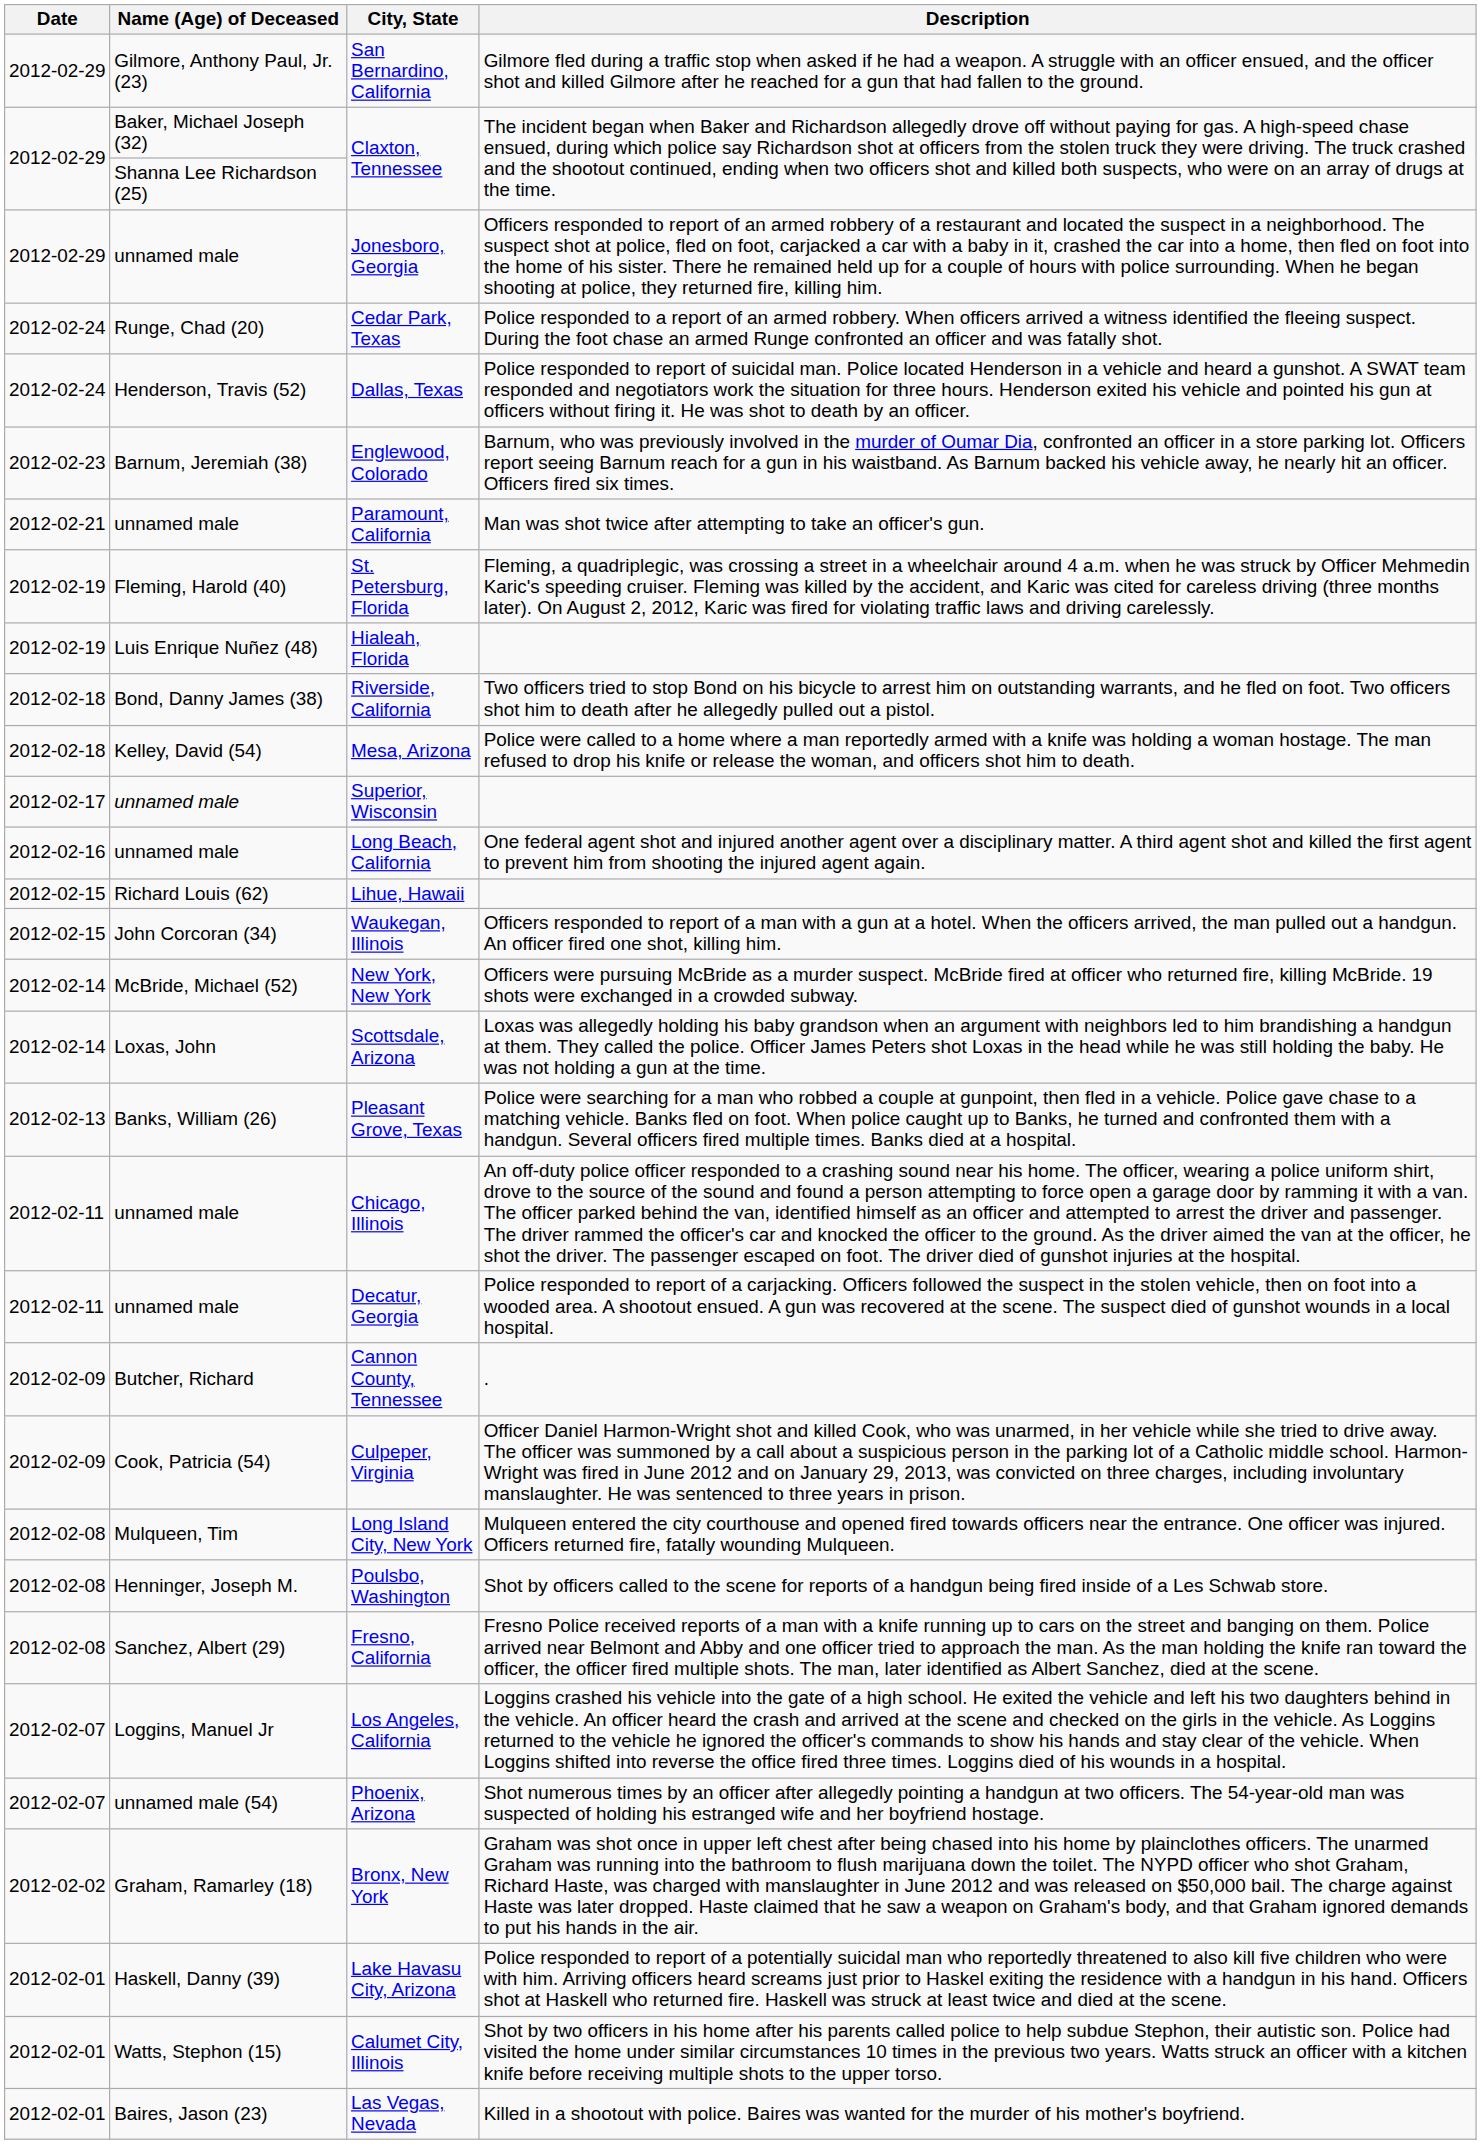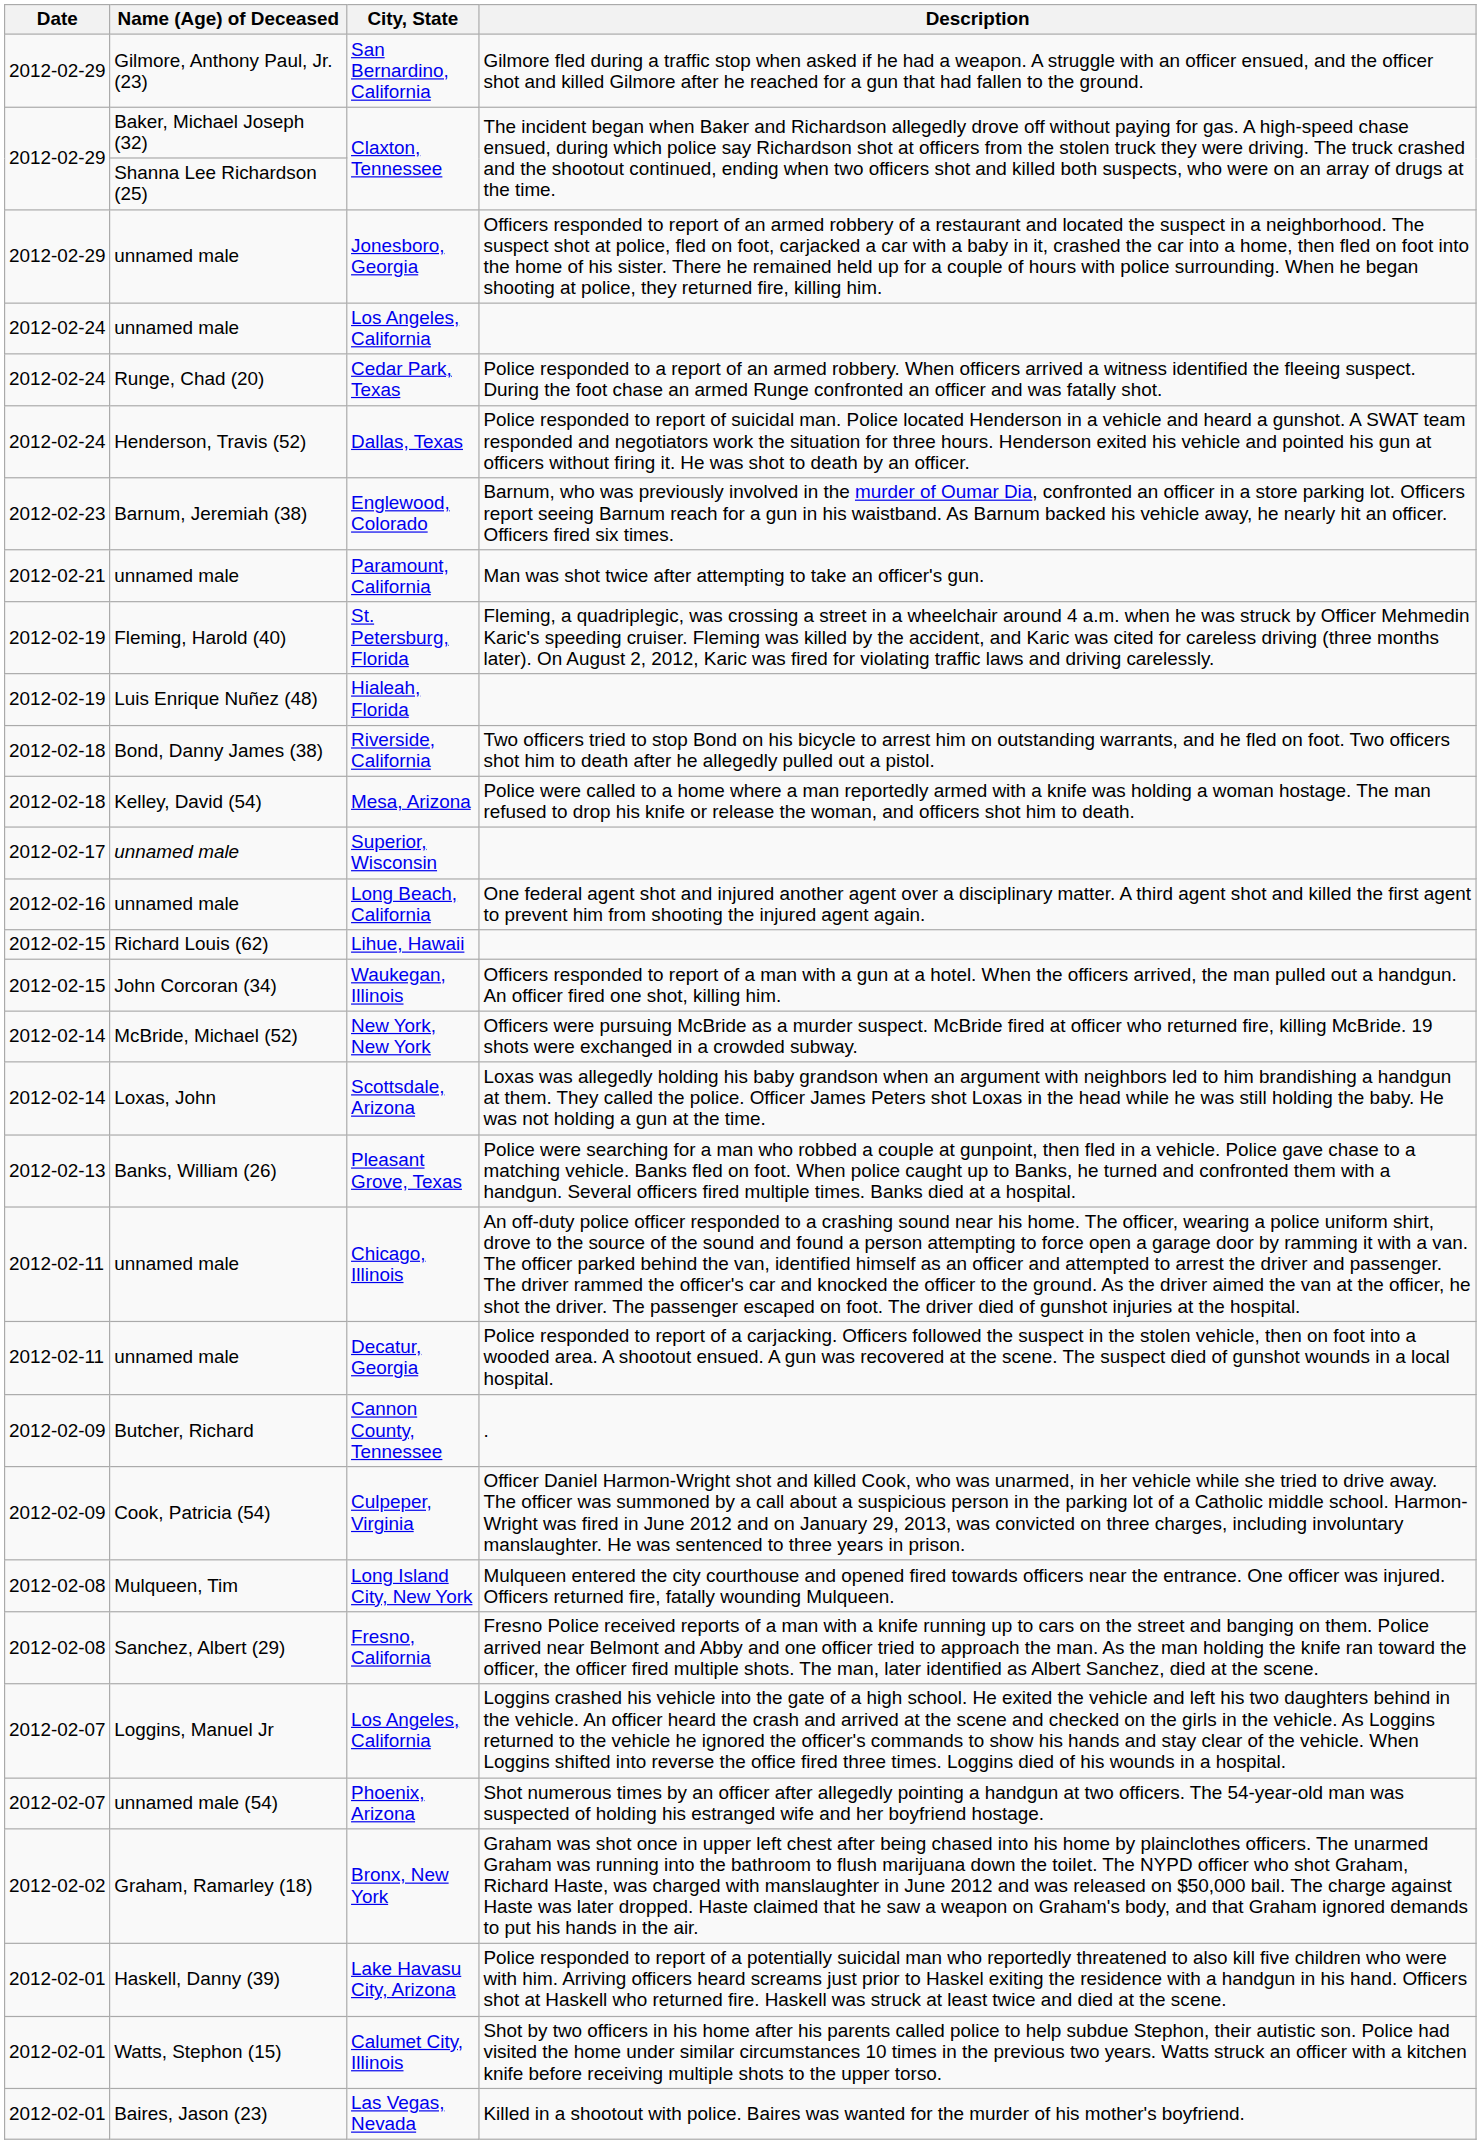+ row: (177, 328)
- row: (206, 1585)
